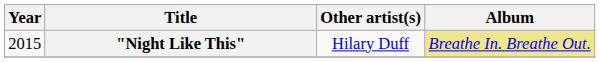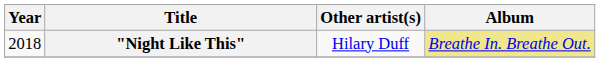(25, 43) 2015 -> (25, 43) 2018
